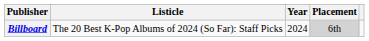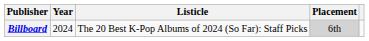columns swapped: (297, 12) <-> (168, 12)
